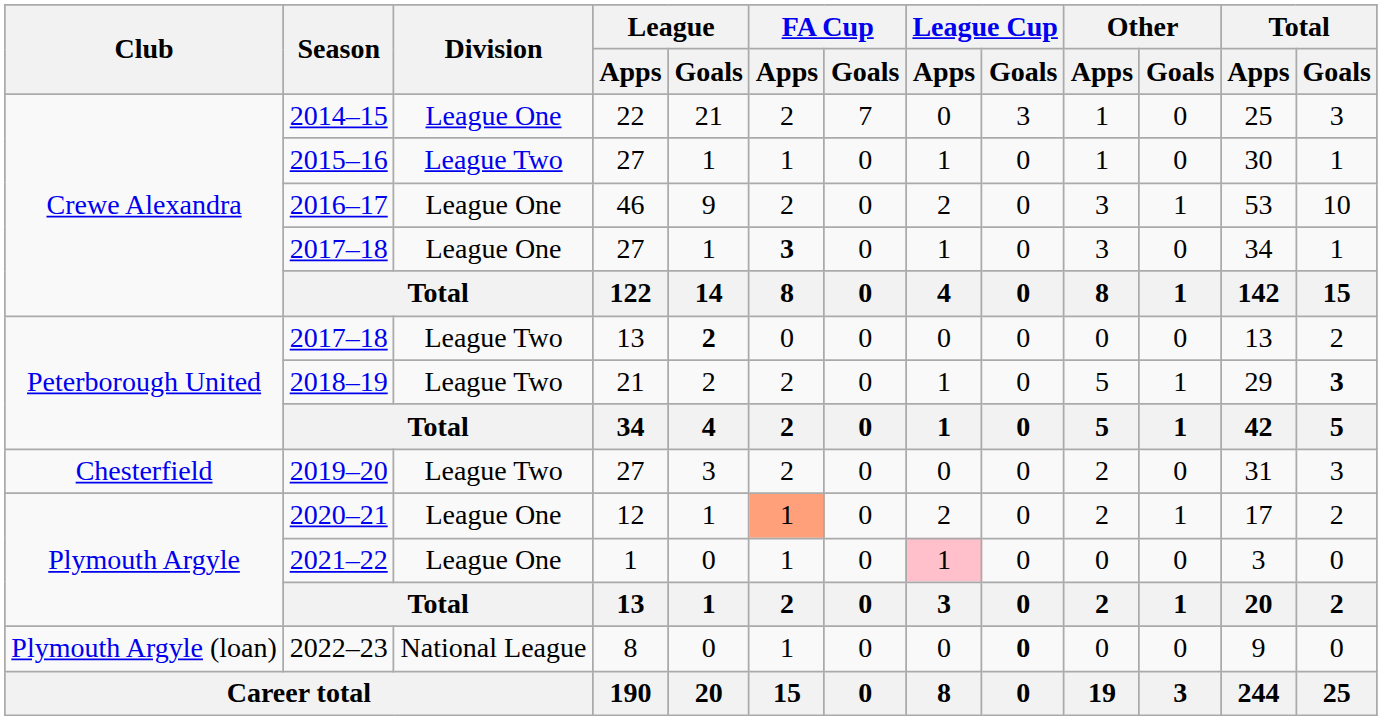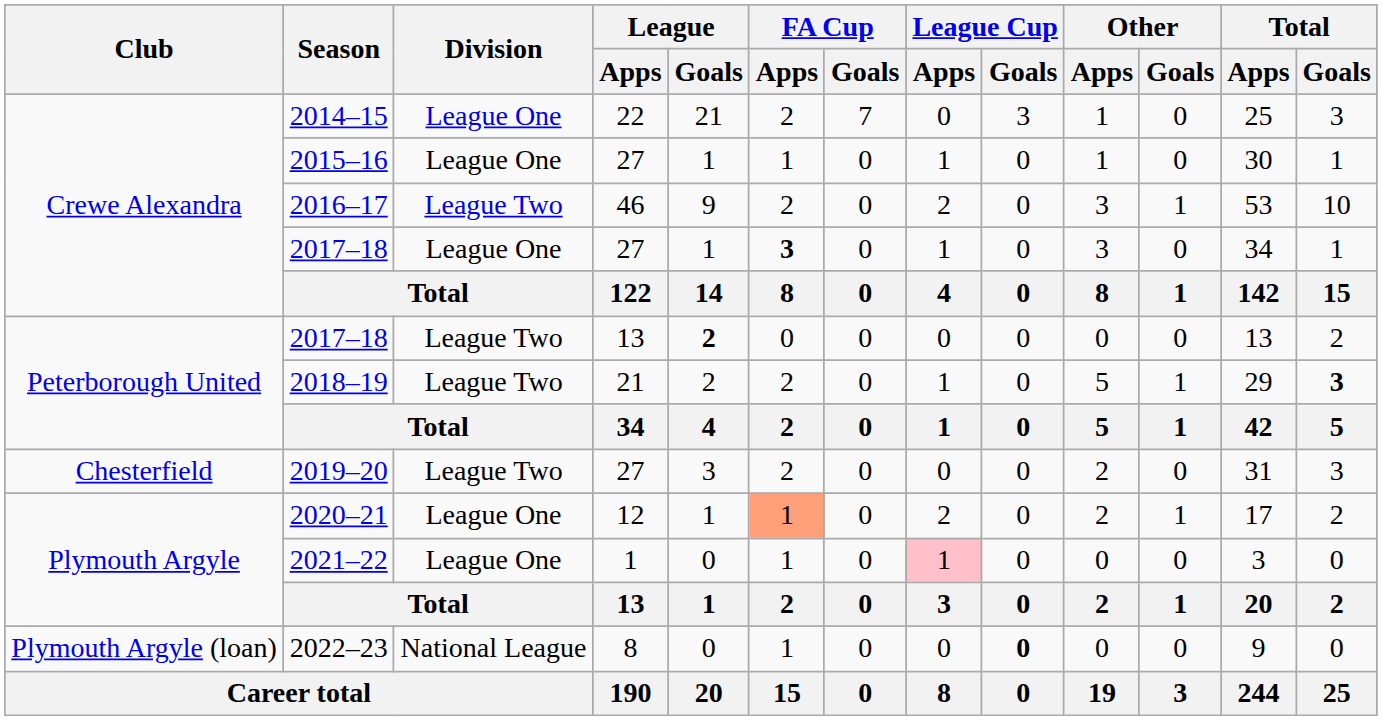(494, 159) League Two -> (494, 159) League One
(494, 204) League One -> (494, 204) League Two
